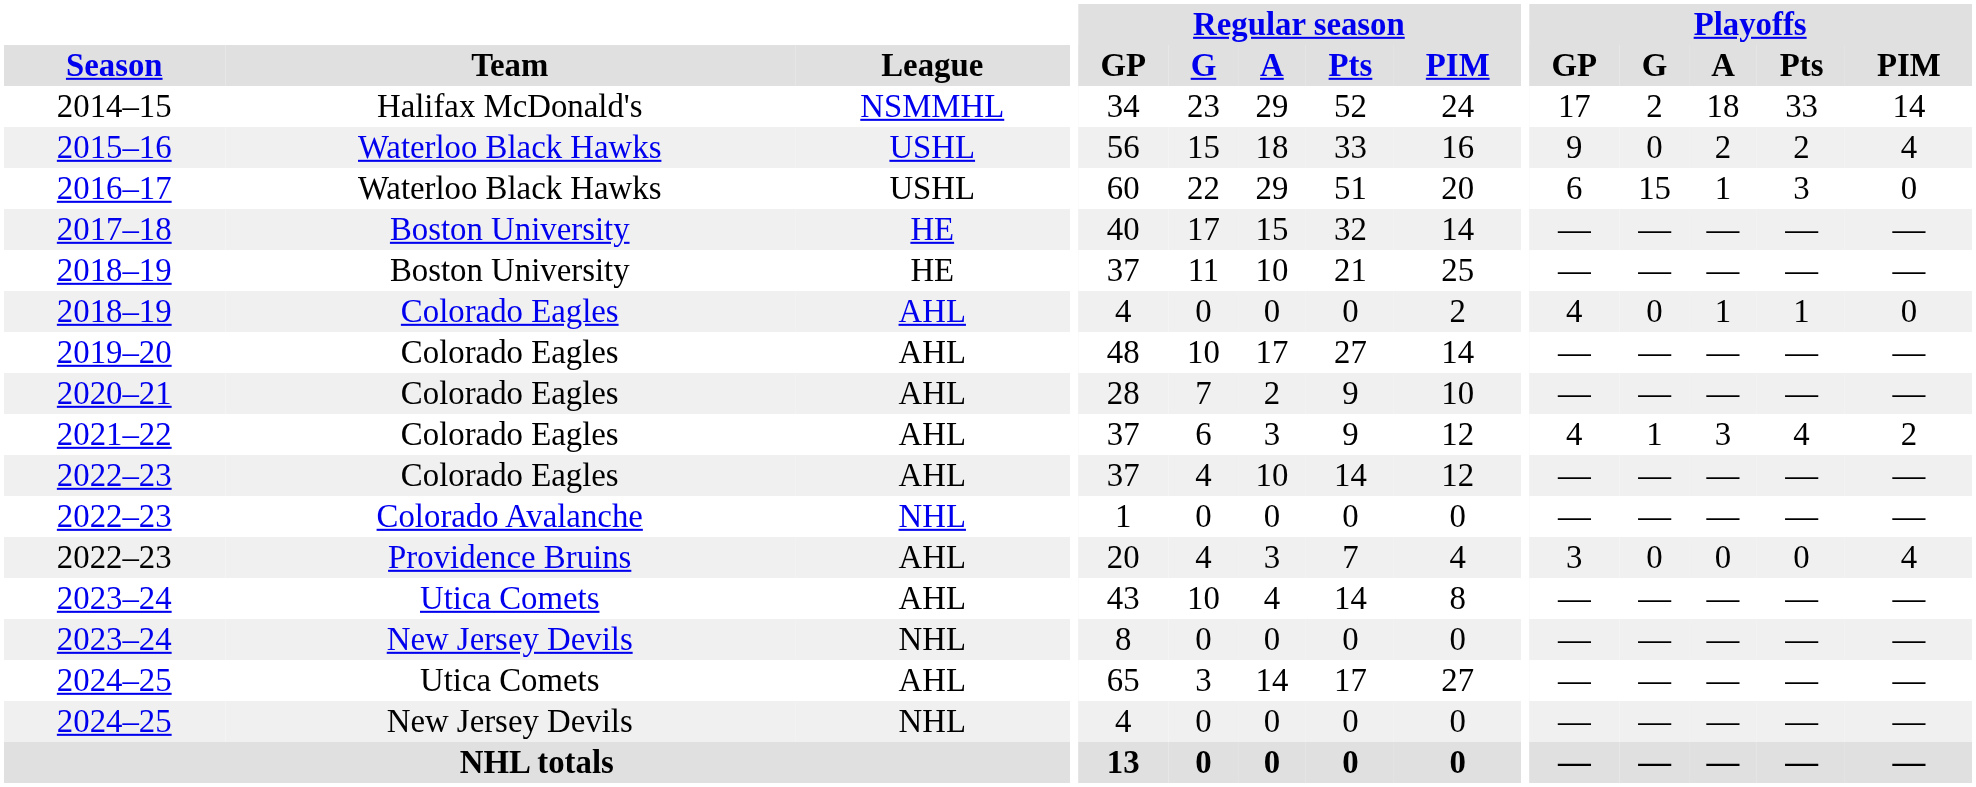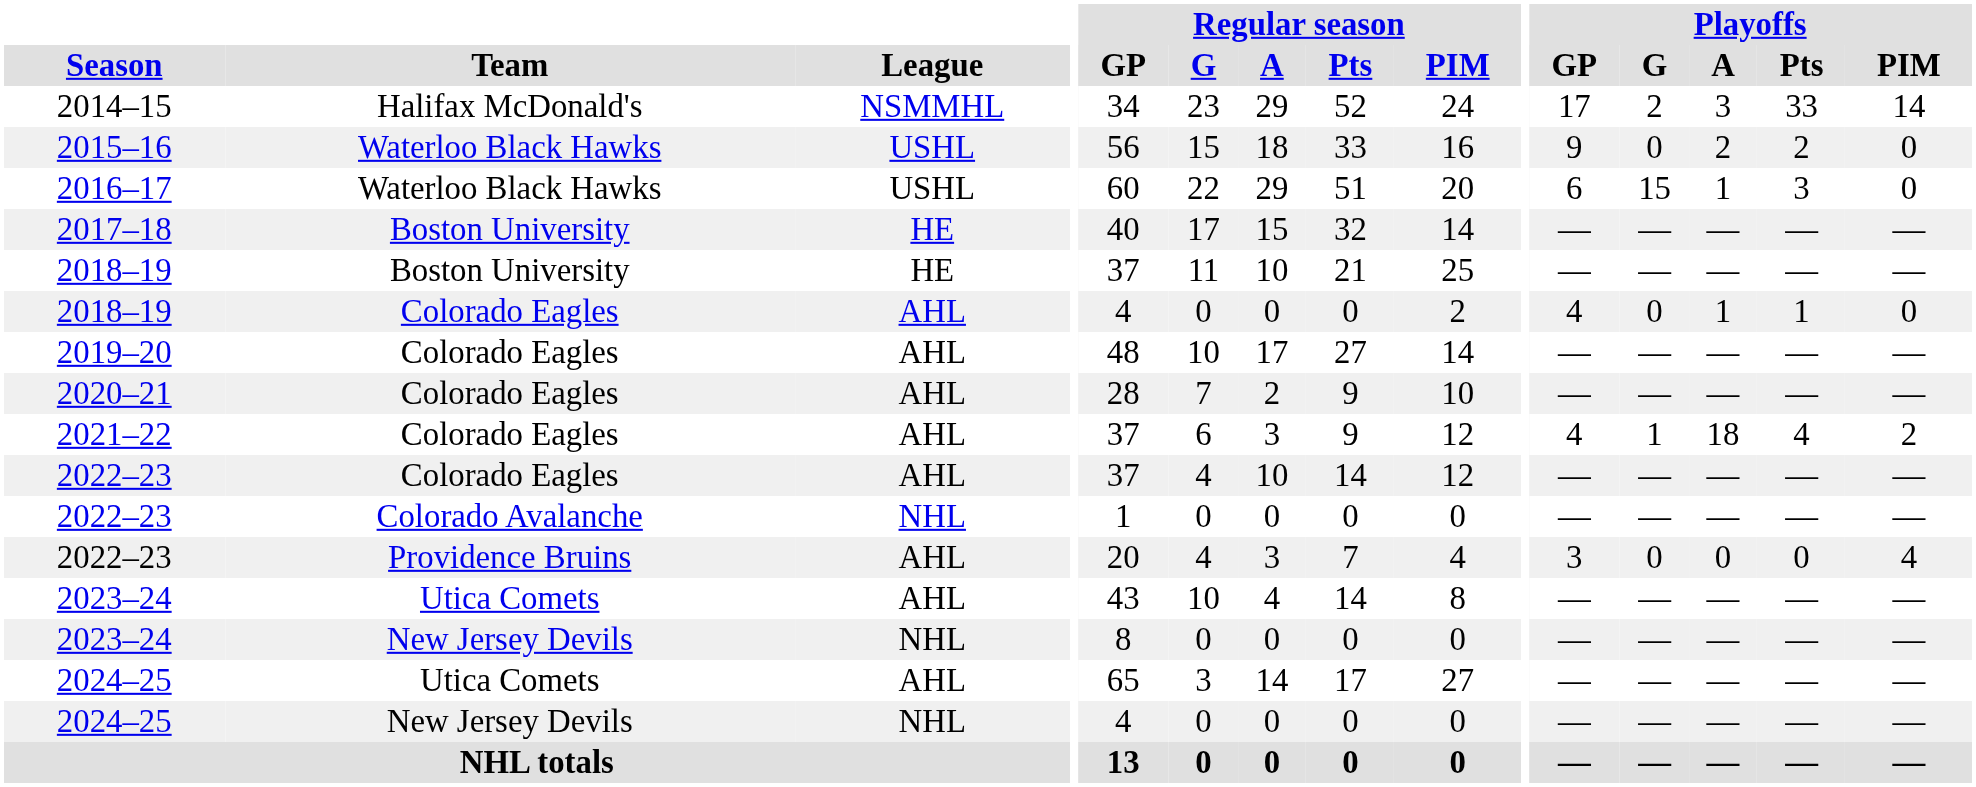(1723, 105) 18 -> (1723, 105) 3
(1909, 146) 4 -> (1909, 146) 0
(1723, 433) 3 -> (1723, 433) 18
